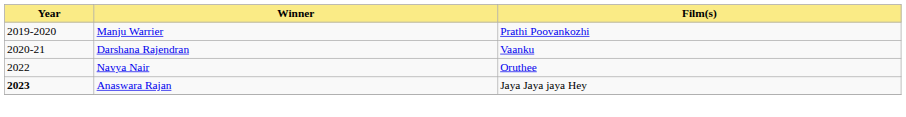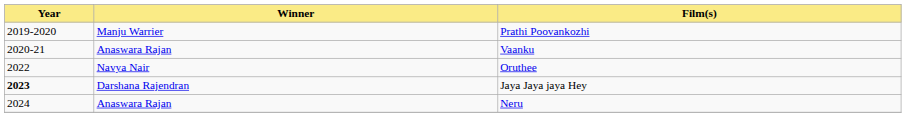(143, 49) Darshana Rajendran -> (134, 49) Anaswara Rajan
(134, 85) Anaswara Rajan -> (143, 85) Darshana Rajendran
+ row: (512, 103)
